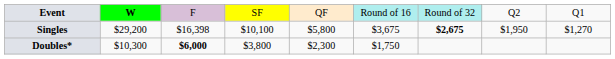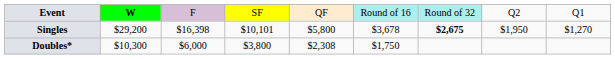(257, 29) $10,100 -> (257, 29) $10,101
(386, 29) $3,675 -> (386, 29) $3,678
(193, 46) bold -> (193, 46) normal
(321, 46) $2,300 -> (321, 46) $2,308
